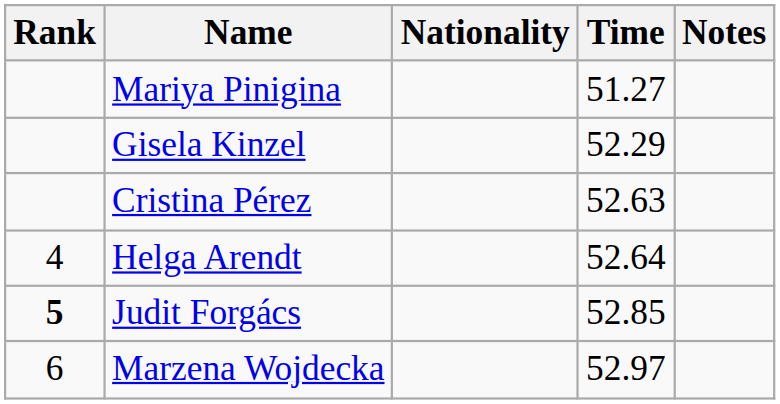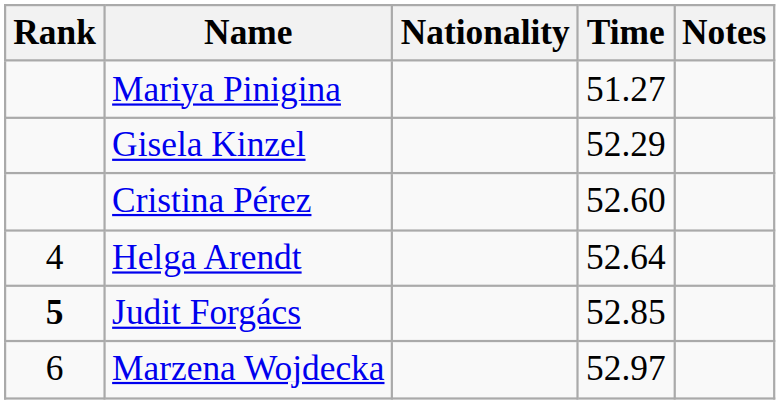(626, 200) 52.63 -> (626, 200) 52.60
